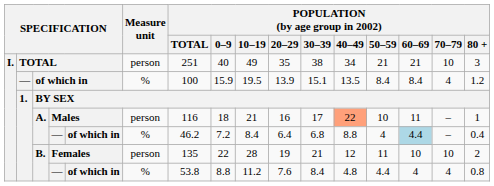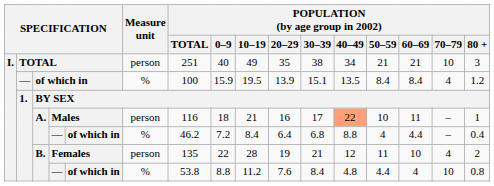(416, 135) lightblue background -> (416, 135) no background
(448, 153) 10 -> (448, 153) 4
(448, 171) 4 -> (448, 171) 10
